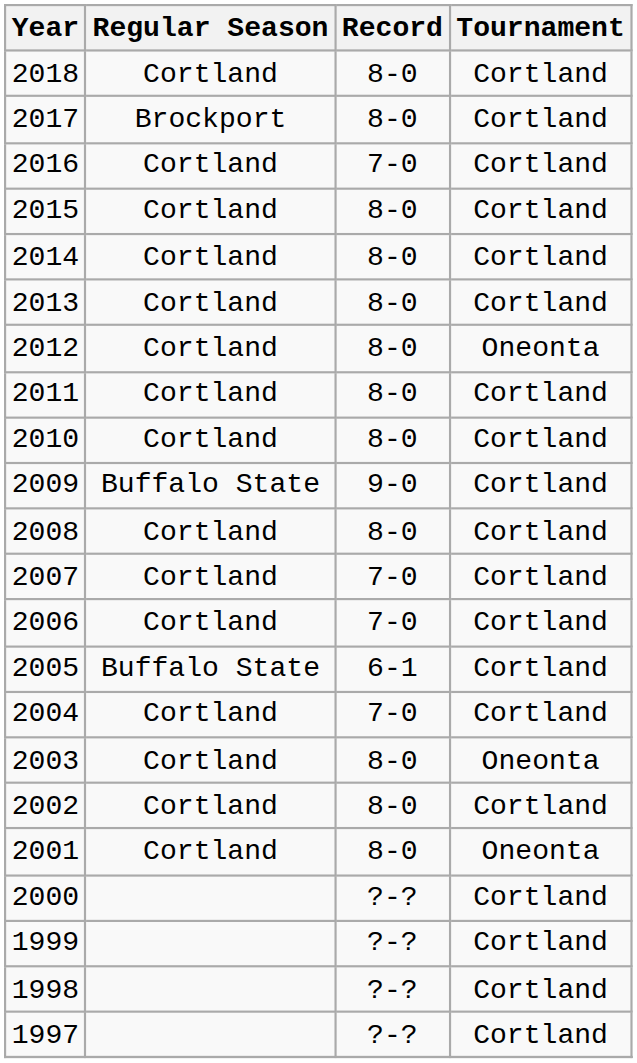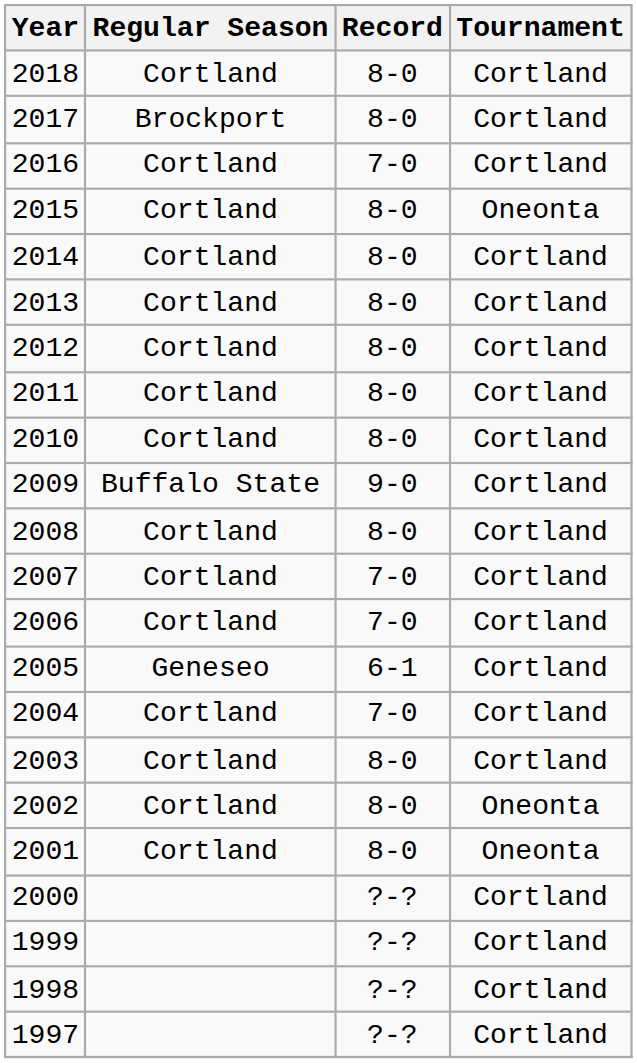(541, 211) Cortland -> (541, 211) Oneonta
(541, 348) Oneonta -> (541, 348) Cortland
(210, 669) Buffalo State -> (210, 669) Geneseo
(541, 760) Oneonta -> (541, 760) Cortland
(541, 806) Cortland -> (541, 806) Oneonta
